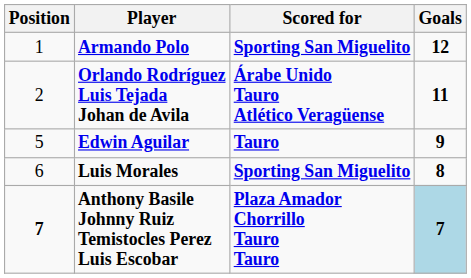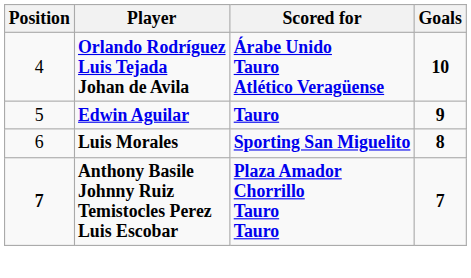- row: (134, 46)
(39, 94) 2 -> (39, 66) 4
(440, 94) 11 -> (440, 66) 10
(440, 229) lightblue background -> (440, 201) no background
